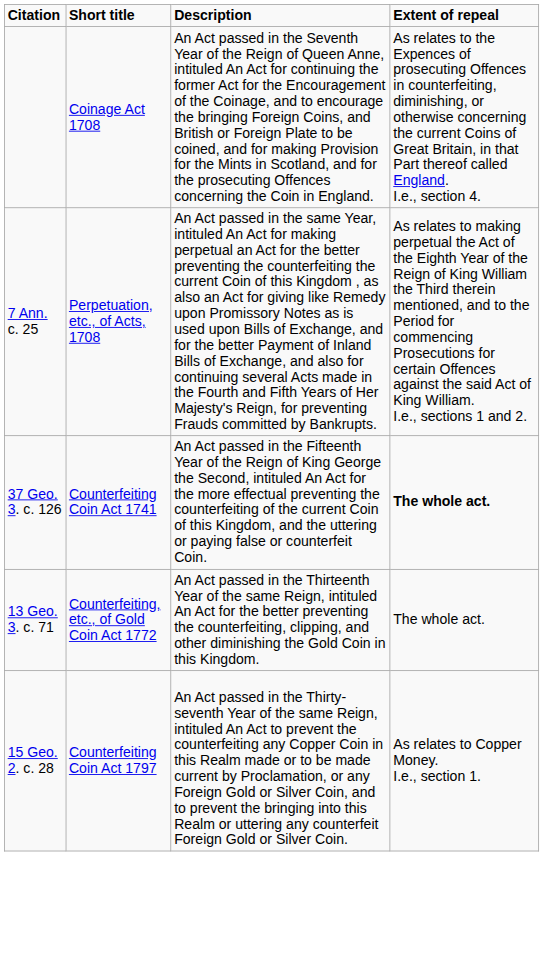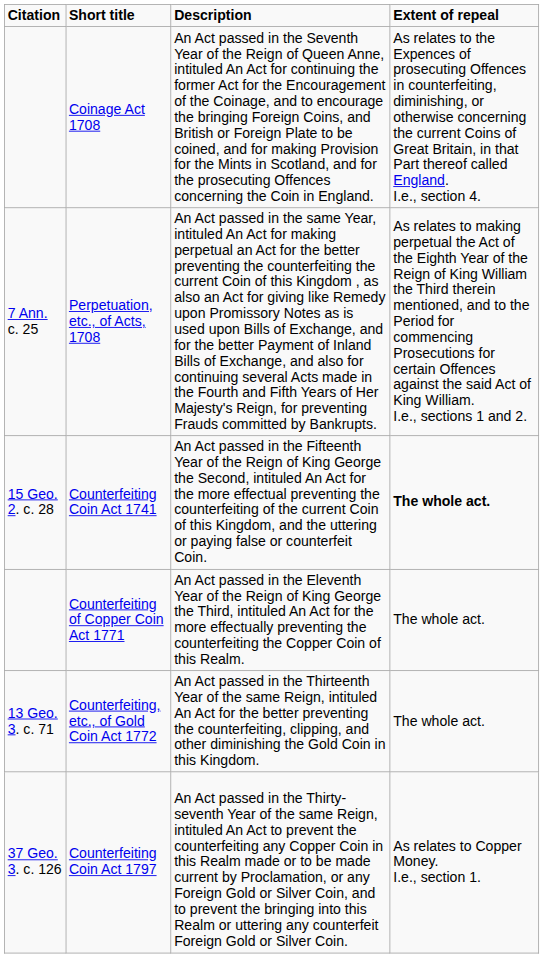(35, 502) 37 Geo. 3. c. 126 -> (33, 502) 15 Geo. 2. c. 28
+ row: (116, 619)
(33, 760) 15 Geo. 2. c. 28 -> (35, 862) 37 Geo. 3. c. 126
